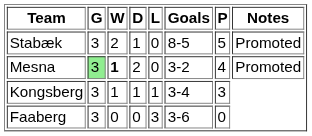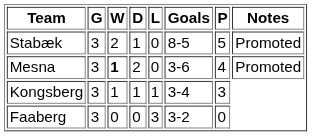(95, 67) lightgreen background -> (95, 67) no background
(179, 67) 3-2 -> (179, 67) 3-6
(179, 117) 3-6 -> (179, 117) 3-2
